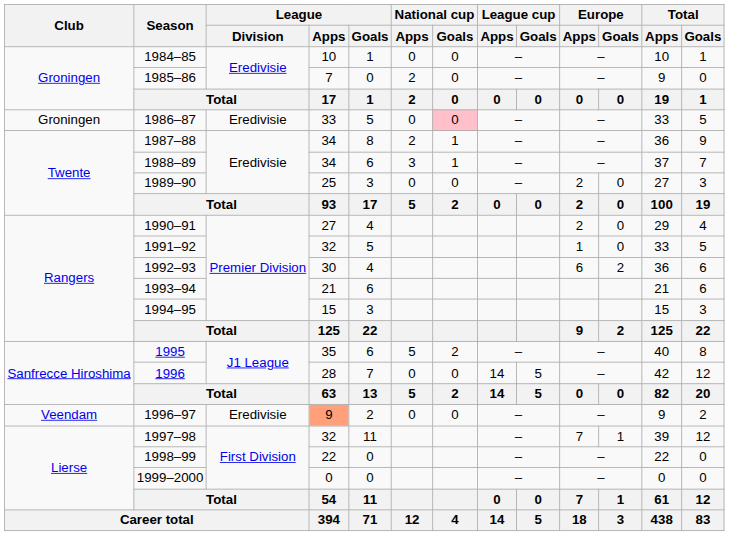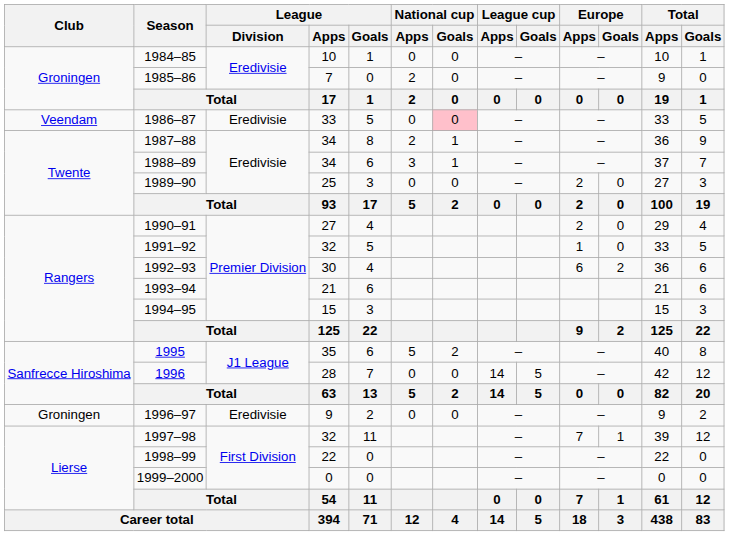(69, 120) Groningen -> (69, 120) Veendam
(69, 415) Veendam -> (69, 415) Groningen
(329, 415) lightsalmon background -> (329, 415) no background
